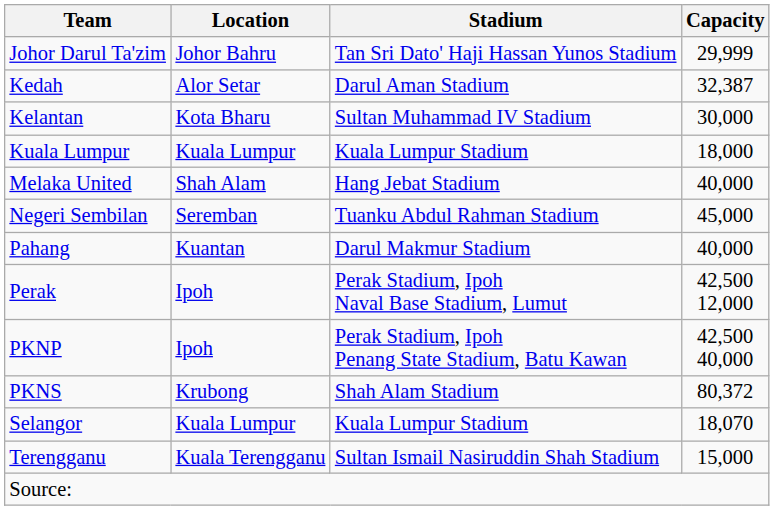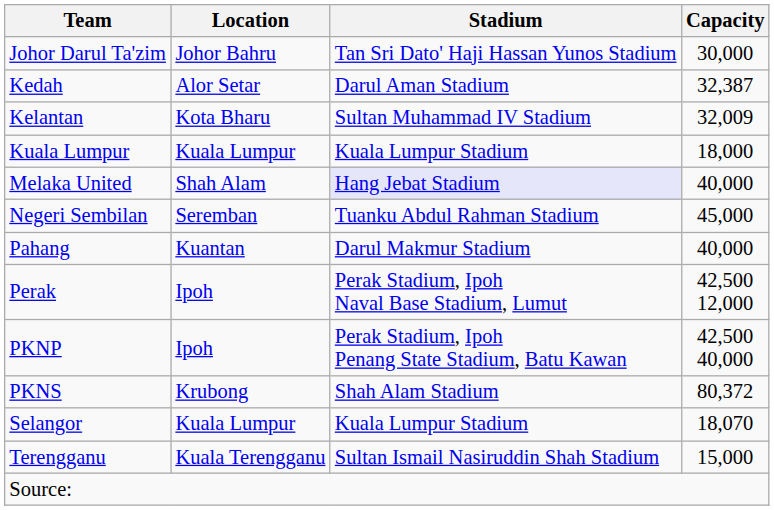(725, 53) 29,999 -> (725, 53) 30,000
(725, 118) 30,000 -> (725, 118) 32,009
(417, 183) no background -> (417, 183) lavender background
